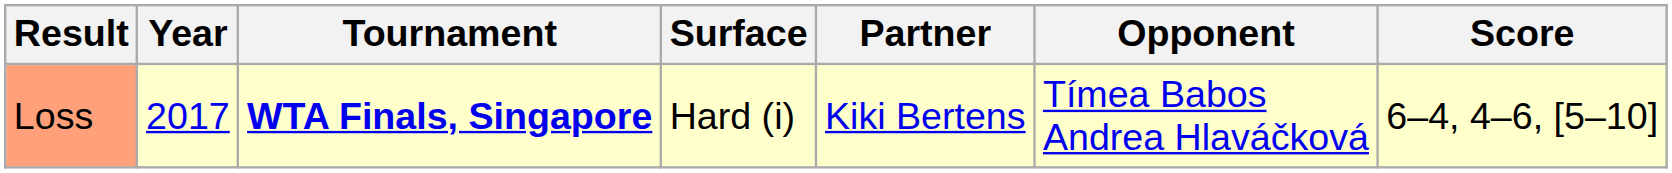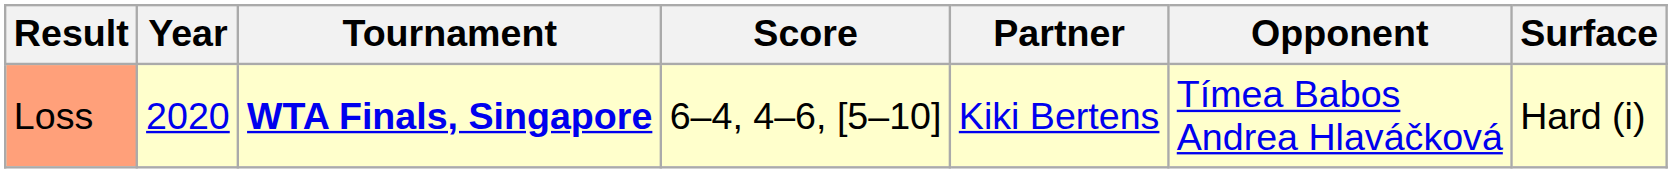columns swapped: (739, 34) <-> (1522, 34)
(188, 115) 2017 -> (188, 115) 2020
